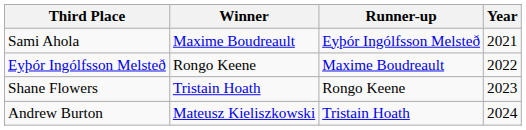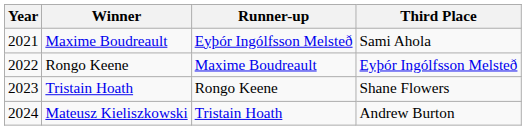columns swapped: (502, 16) <-> (87, 16)
